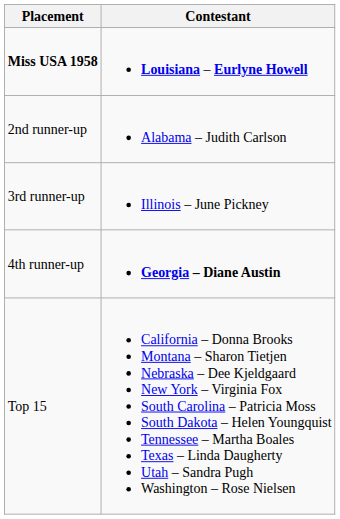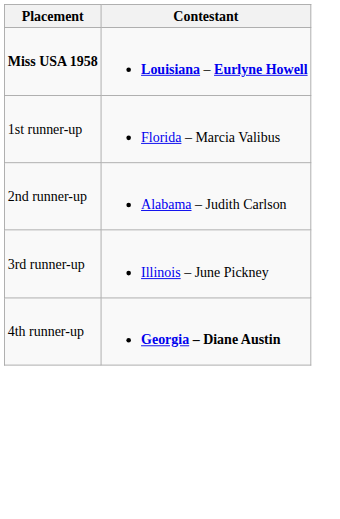+ row: (45, 129)
- row: (27, 406)
